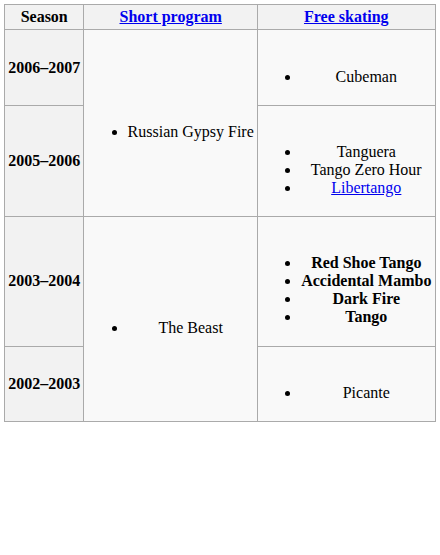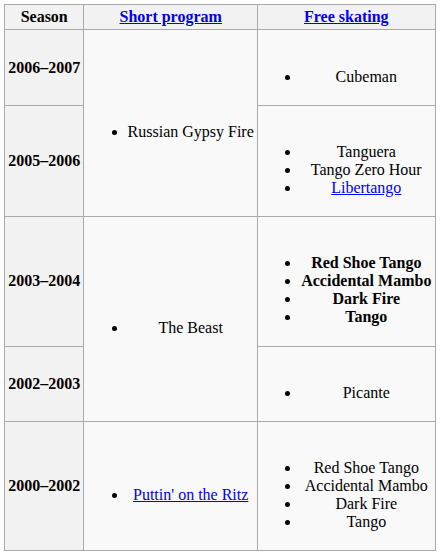+ row: (44, 486)
